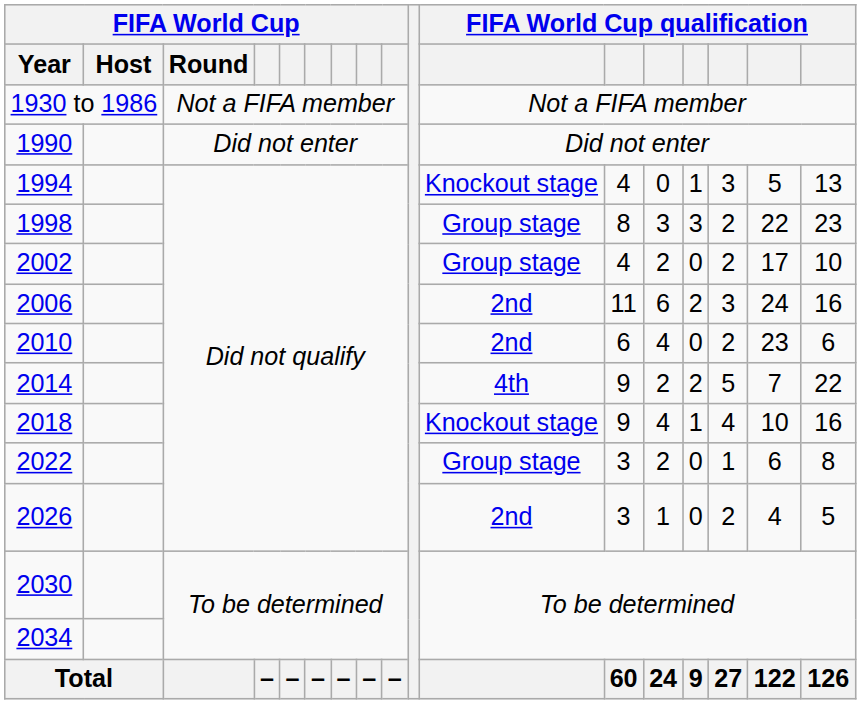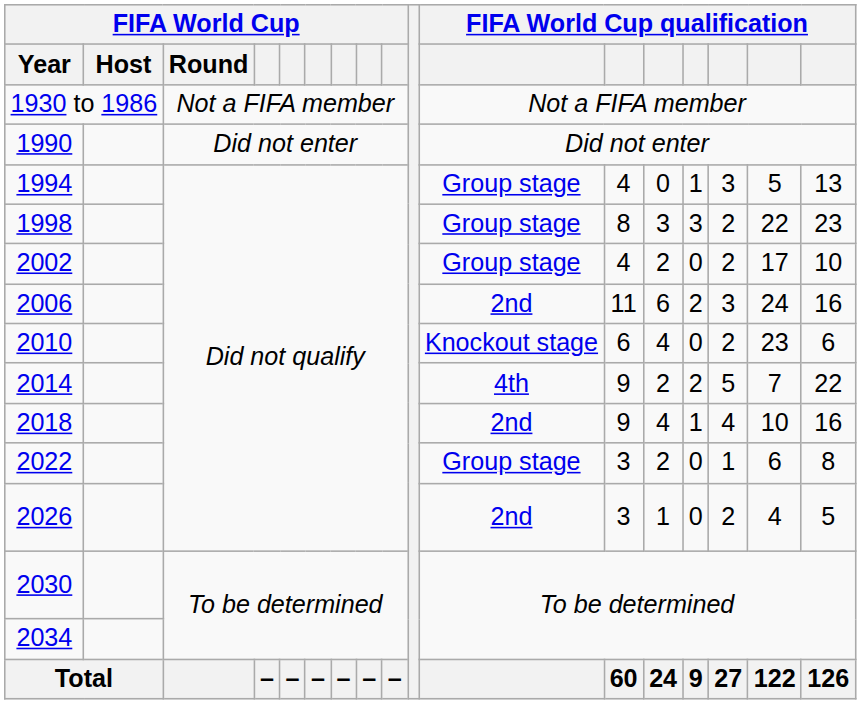(511, 183) Knockout stage -> (511, 183) Group stage
(511, 343) 2nd -> (511, 343) Knockout stage
(511, 422) Knockout stage -> (511, 422) 2nd
